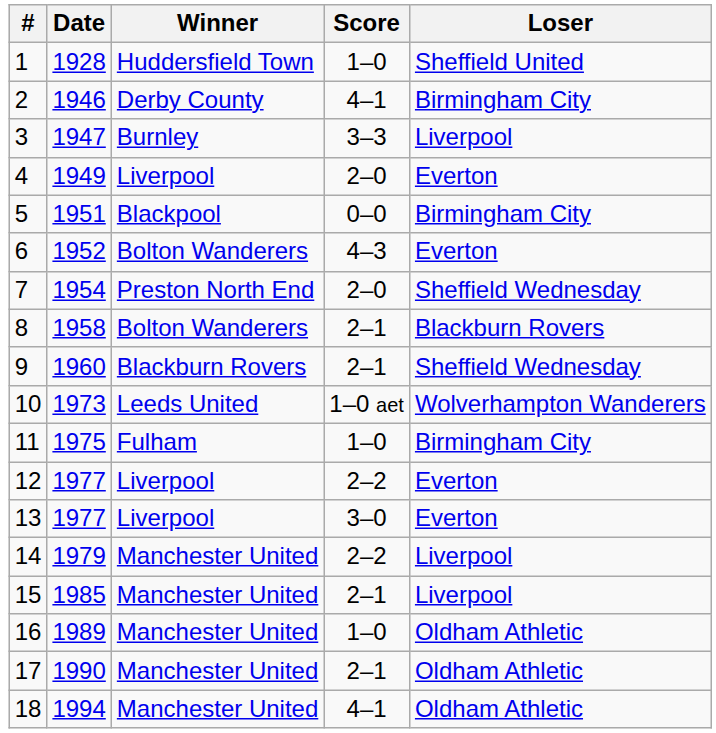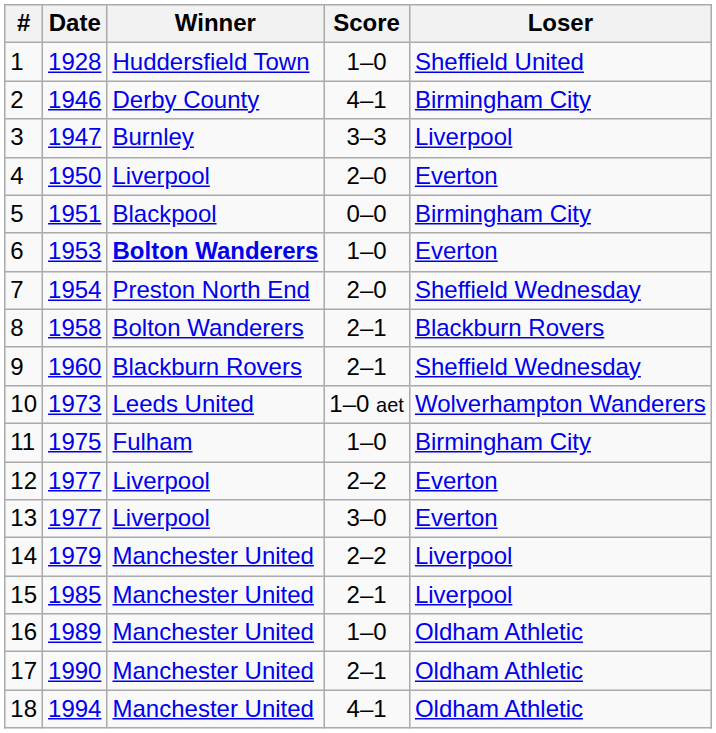(79, 175) 1949 -> (75, 175) 1950
(79, 251) 1952 -> (75, 251) 1953
(212, 251) normal -> (215, 251) bold
(367, 251) 4–3 -> (367, 251) 1–0
